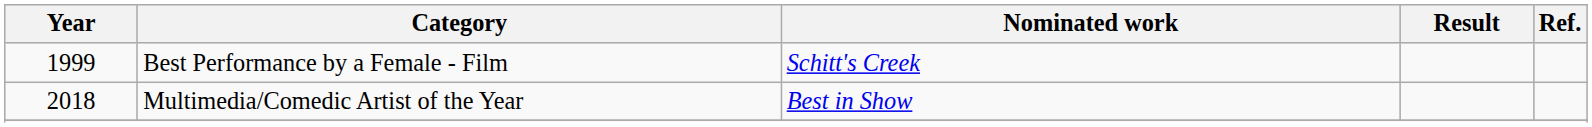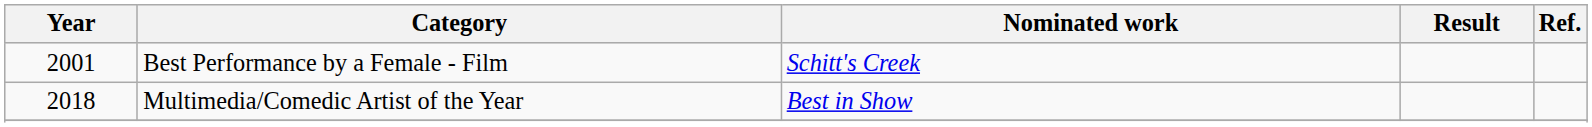(71, 62) 1999 -> (71, 62) 2001
